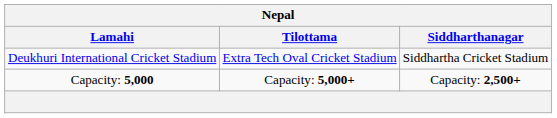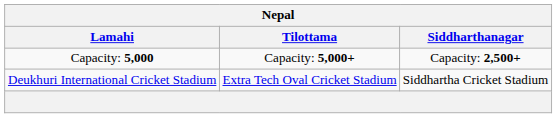rows swapped: (112, 58) <-> (112, 80)
